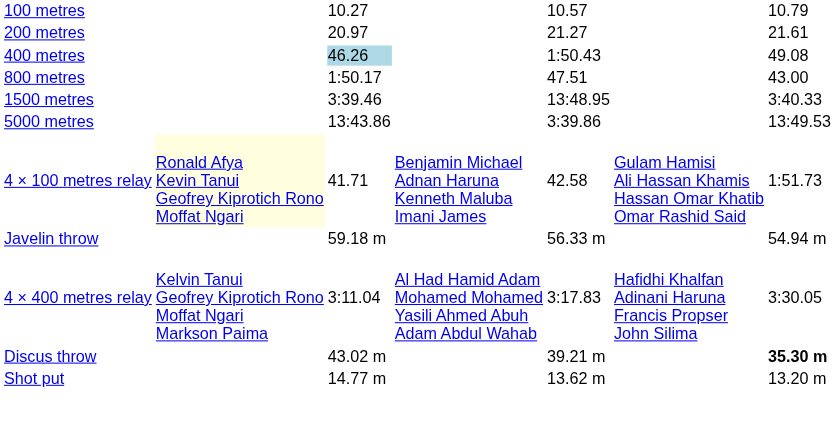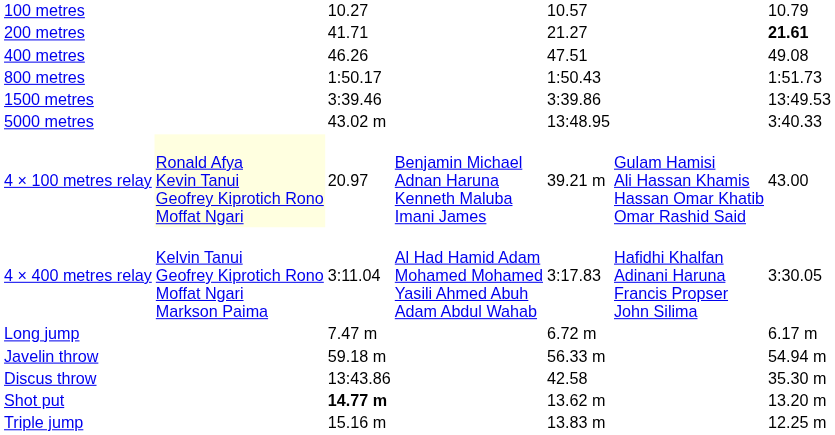(348, 33) 20.97 -> (348, 33) 41.71
(788, 33) normal -> (788, 33) bold
(348, 55) lightblue background -> (348, 55) no background
(574, 55) 1:50.43 -> (567, 55) 47.51
(567, 77) 47.51 -> (574, 77) 1:50.43
(788, 77) 43.00 -> (795, 77) 1:51.73
(578, 99) 13:48.95 -> (574, 99) 3:39.86
(795, 99) 3:40.33 -> (799, 99) 13:49.53
(359, 122) 13:43.86 -> (357, 122) 43.02 m
(574, 122) 3:39.86 -> (578, 122) 13:48.95
(799, 122) 13:49.53 -> (795, 122) 3:40.33
(348, 180) 41.71 -> (348, 180) 20.97
(567, 180) 42.58 -> (576, 180) 39.21 m
(795, 180) 1:51.73 -> (788, 180) 43.00
rows swapped: (78, 297) <-> (51, 239)
+ row: (42, 334)
(357, 356) 43.02 m -> (359, 378) 13:43.86
(576, 356) 39.21 m -> (567, 378) 42.58
(798, 356) bold -> (797, 378) normal
(357, 378) normal -> (357, 400) bold
+ row: (44, 423)
